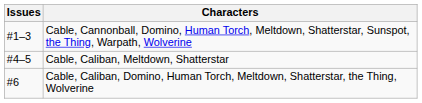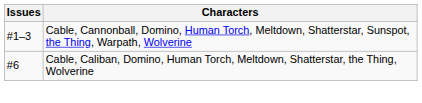- row: (137, 59)
